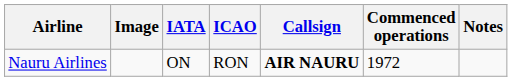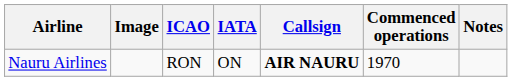columns swapped: (186, 27) <-> (235, 27)
(384, 62) 1972 -> (384, 62) 1970
